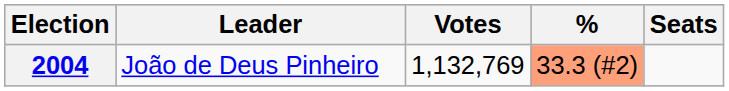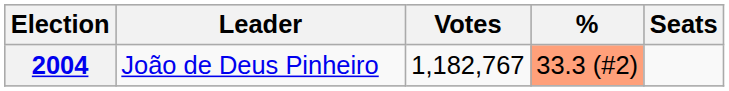(468, 65) 1,132,769 -> (468, 65) 1,182,767
